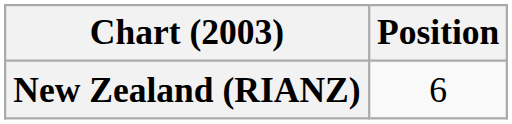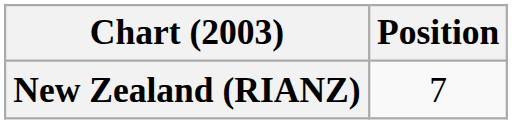(438, 88) 6 -> (438, 88) 7
